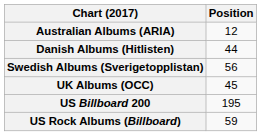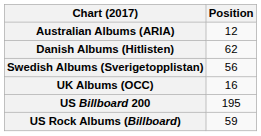(231, 49) 44 -> (231, 49) 62
(231, 85) 45 -> (231, 85) 16
